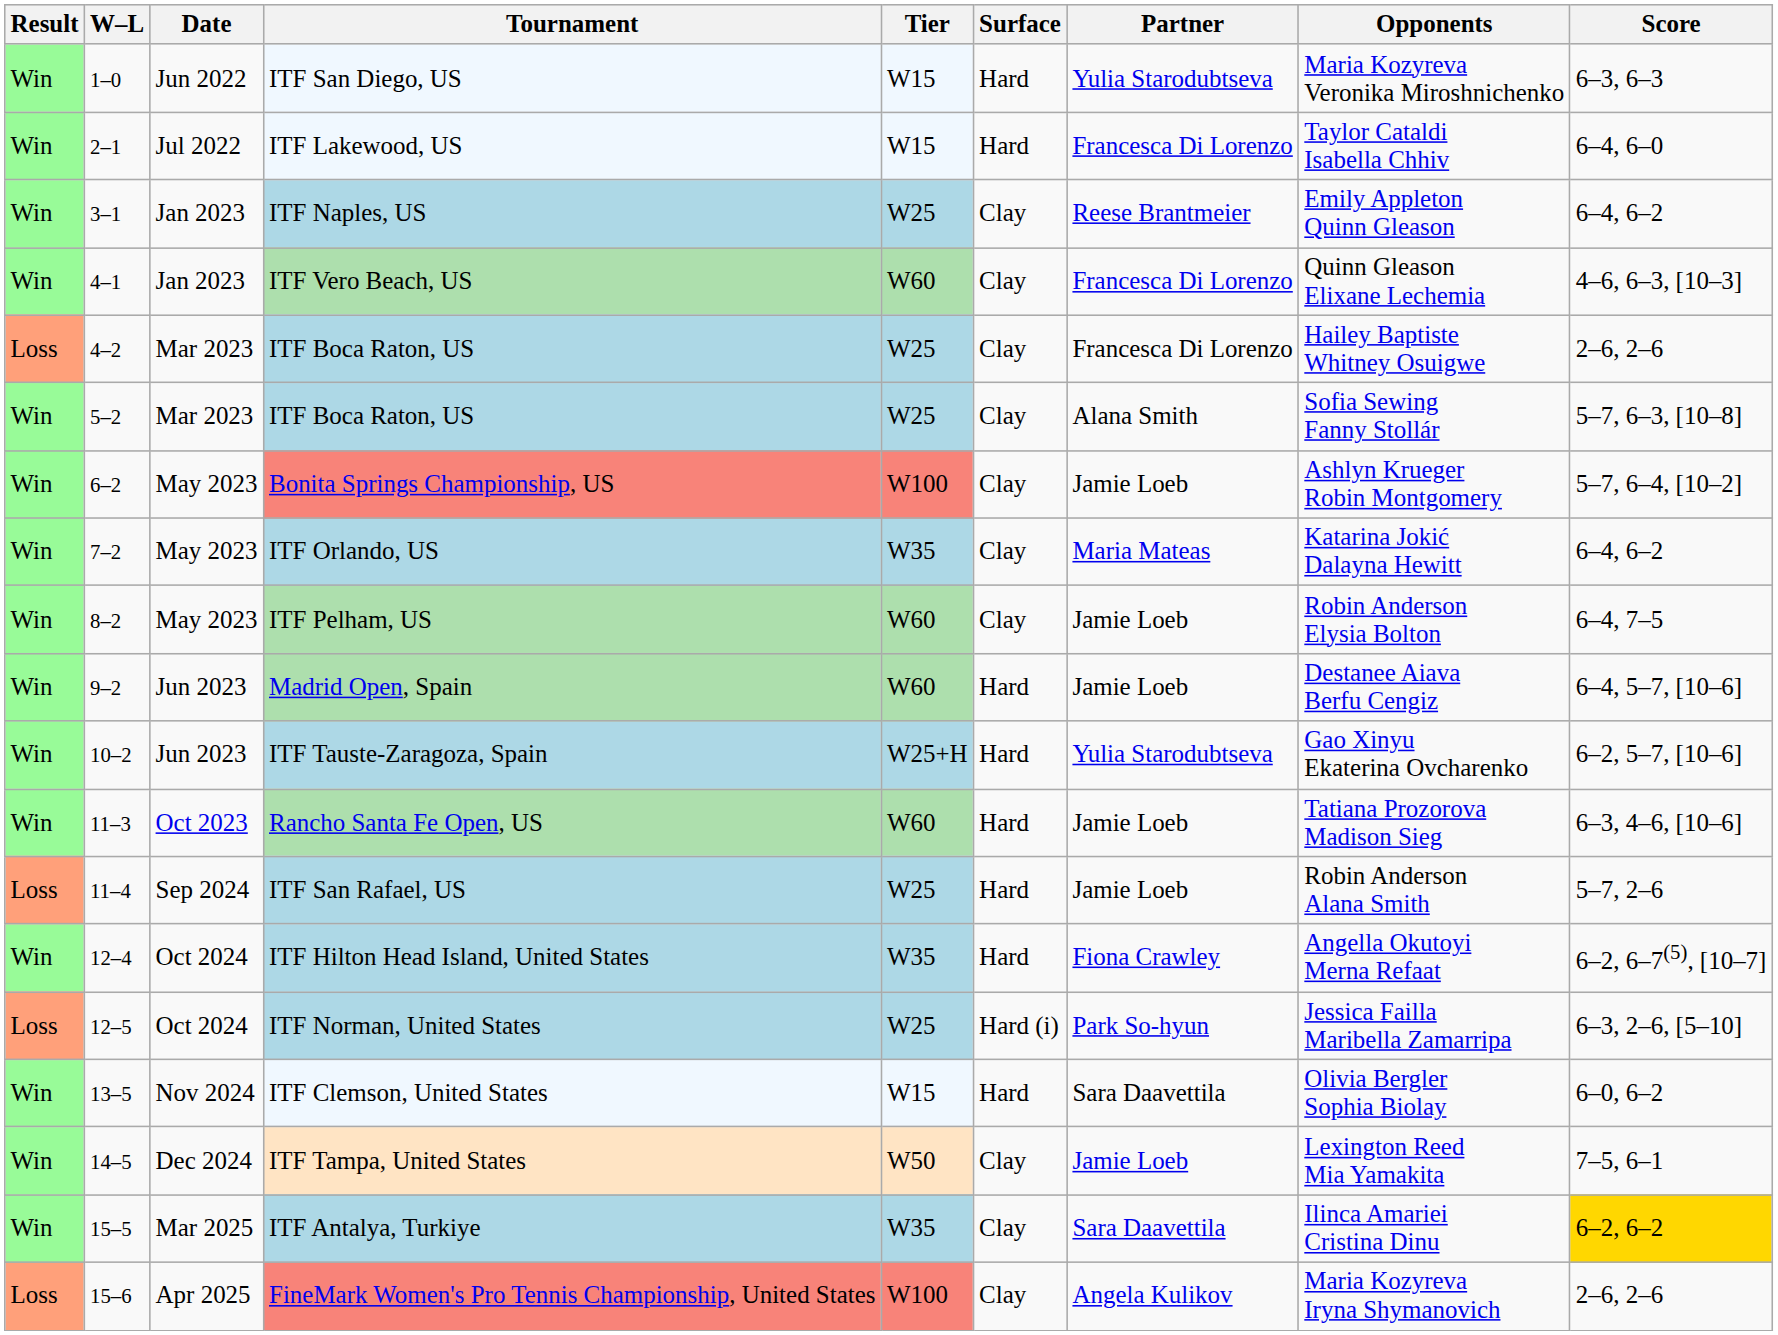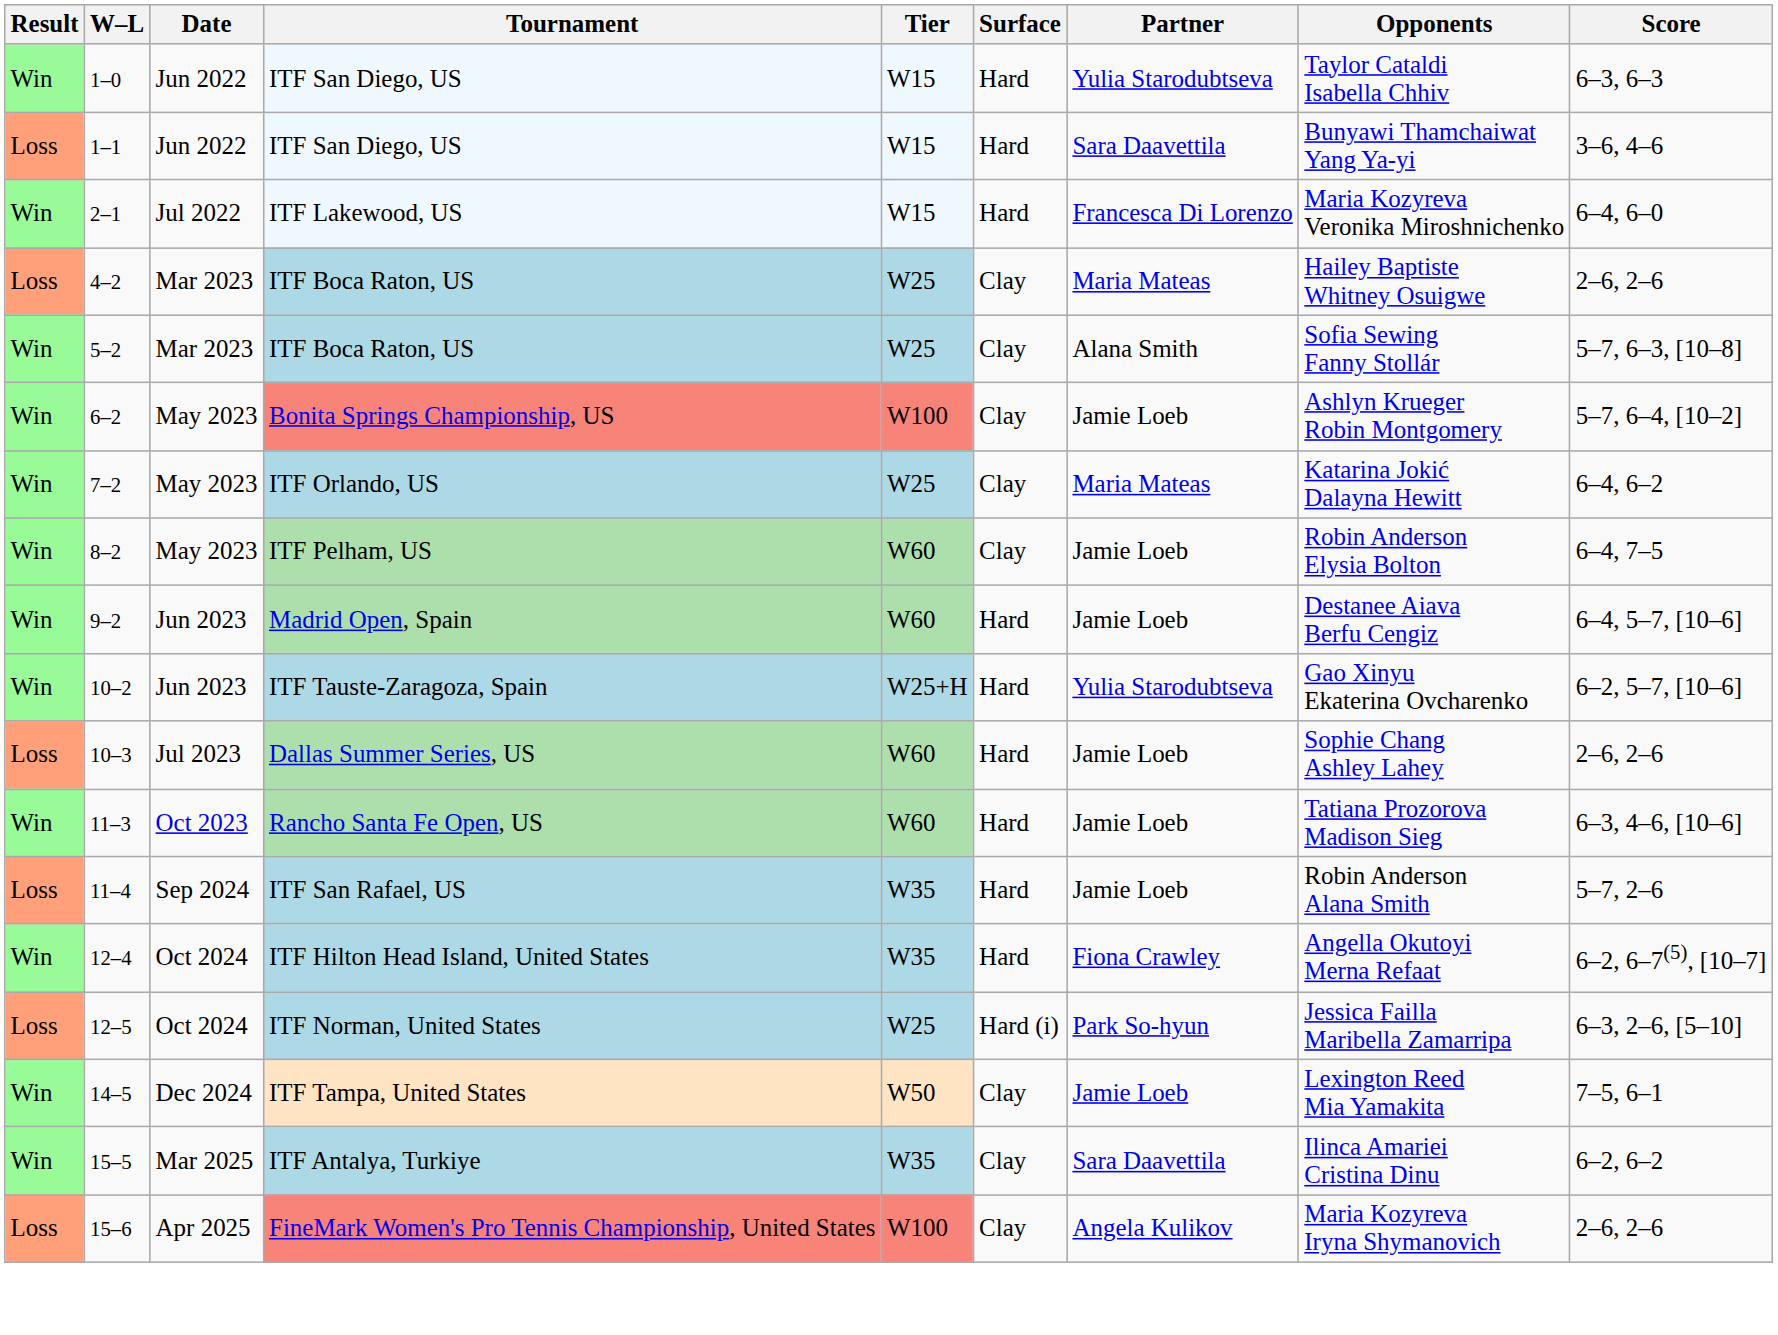(1434, 77) Maria Kozyreva Veronika Miroshnichenko -> (1377, 77) Taylor Cataldi Isabella Chhiv
+ row: (106, 147)
(1377, 145) Taylor Cataldi Isabella Chhiv -> (1434, 213) Maria Kozyreva Veronika Miroshnichenko
- row: (106, 214)
- row: (106, 282)
(1183, 348) Francesca Di Lorenzo -> (1141, 280) Maria Mateas
(911, 551) W35 -> (911, 483) W25
+ row: (111, 756)
(911, 889) W25 -> (911, 889) W35
- row: (111, 1094)
(1619, 1228) gold background -> (1619, 1160) no background
